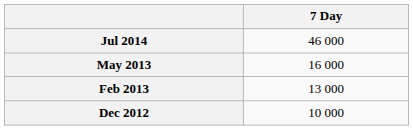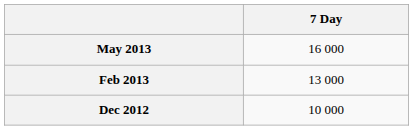- row: (124, 40)
